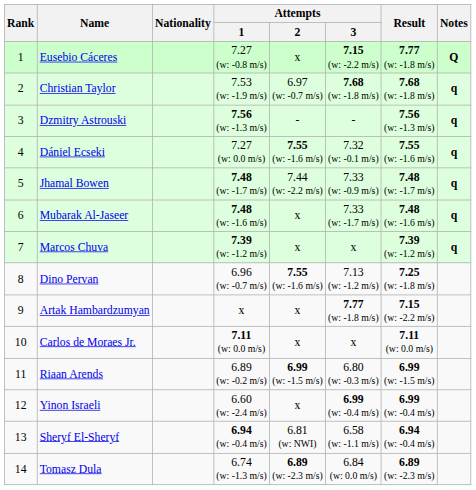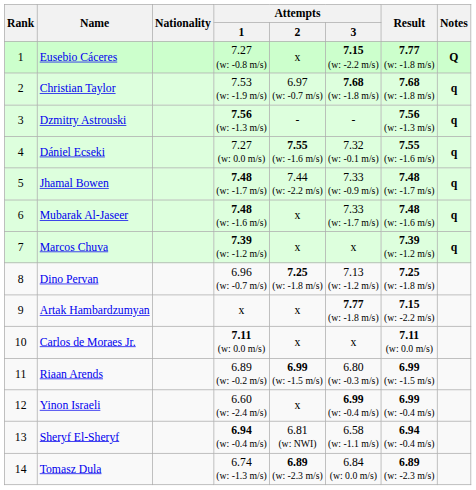(297, 279) 7.55 (w: -1.6 m/s) -> (297, 279) 7.25 (w: -1.8 m/s)
